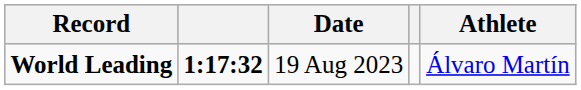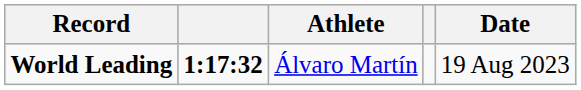columns swapped: (498, 24) <-> (339, 24)
